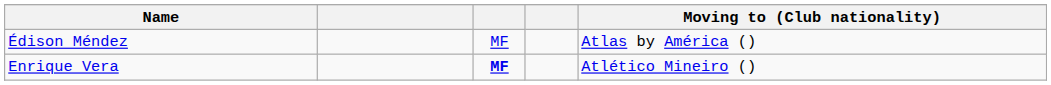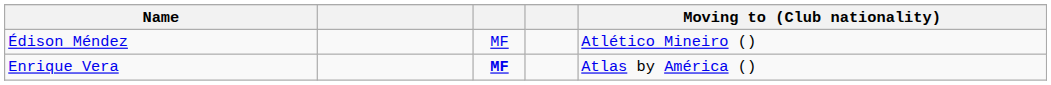(669, 42) Atlas by América () -> (669, 42) Atlético Mineiro ()
(669, 67) Atlético Mineiro () -> (669, 67) Atlas by América ()
